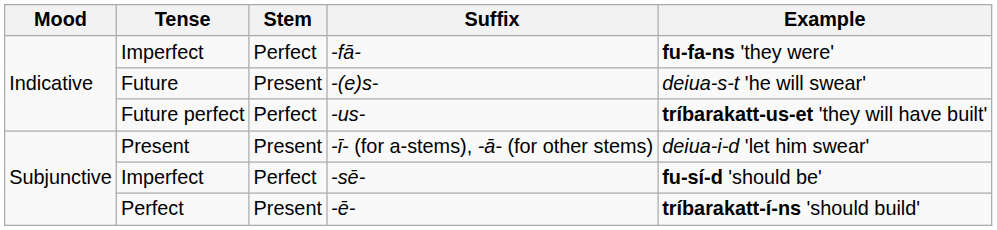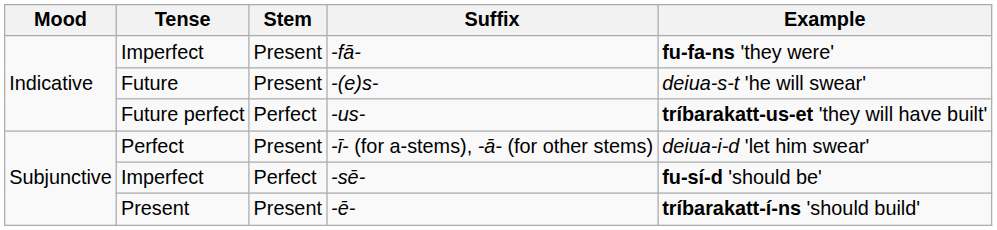(285, 51) Perfect -> (288, 51) Present
(155, 146) Present -> (152, 146) Perfect
(152, 209) Perfect -> (155, 209) Present
